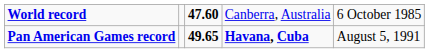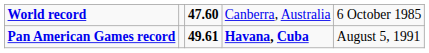(203, 36) 49.65 -> (203, 36) 49.61
